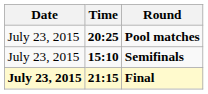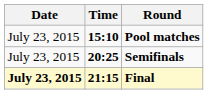(103, 36) 20:25 -> (103, 36) 15:10
(103, 57) 15:10 -> (103, 57) 20:25
